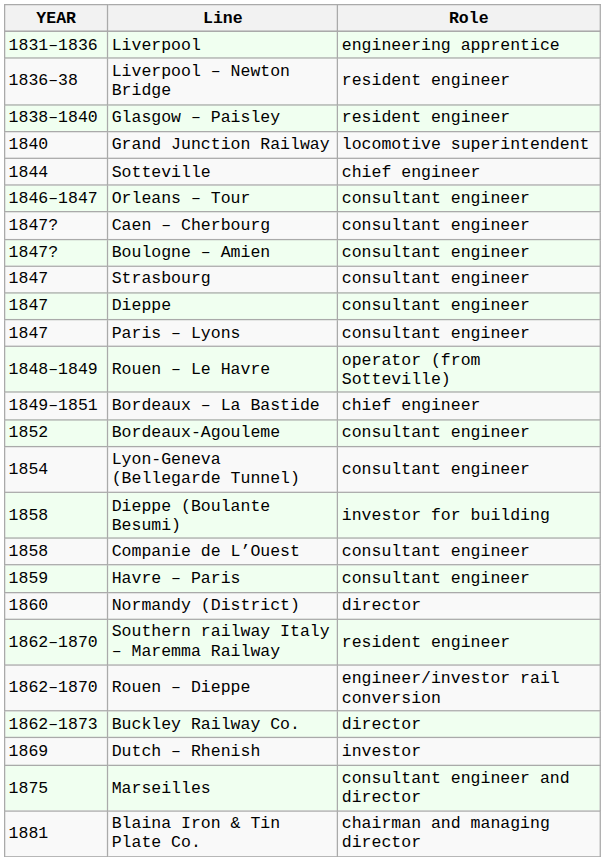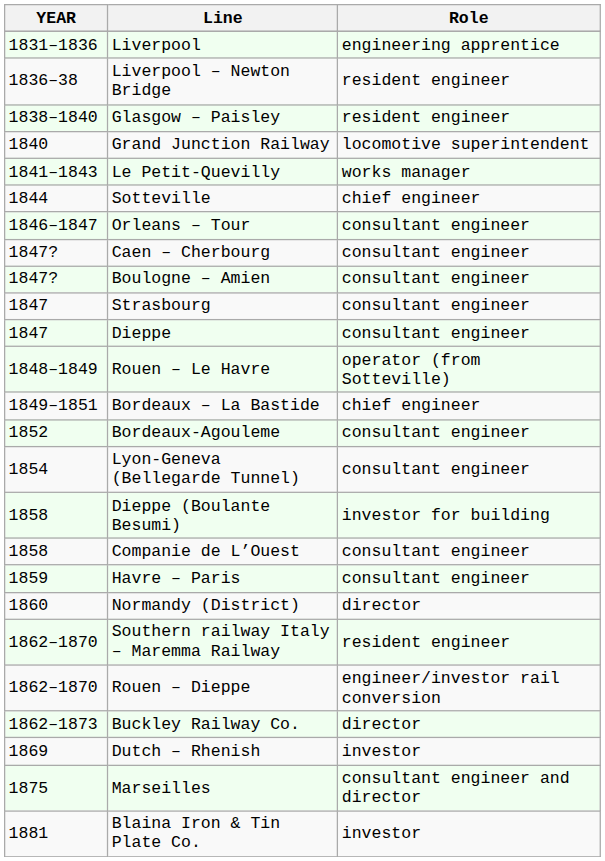+ row: (196, 172)
- row: (176, 333)
(446, 834) chairman and managing director -> (381, 834) investor
